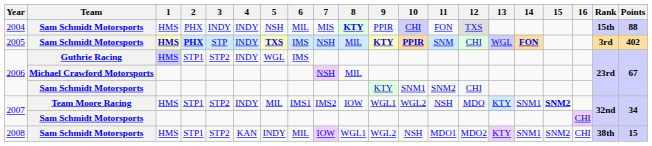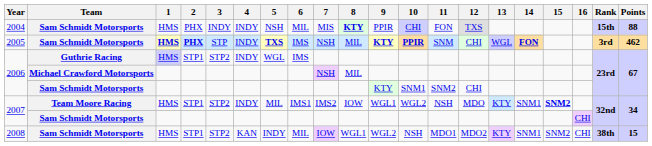(633, 42) 402 -> (633, 42) 462
